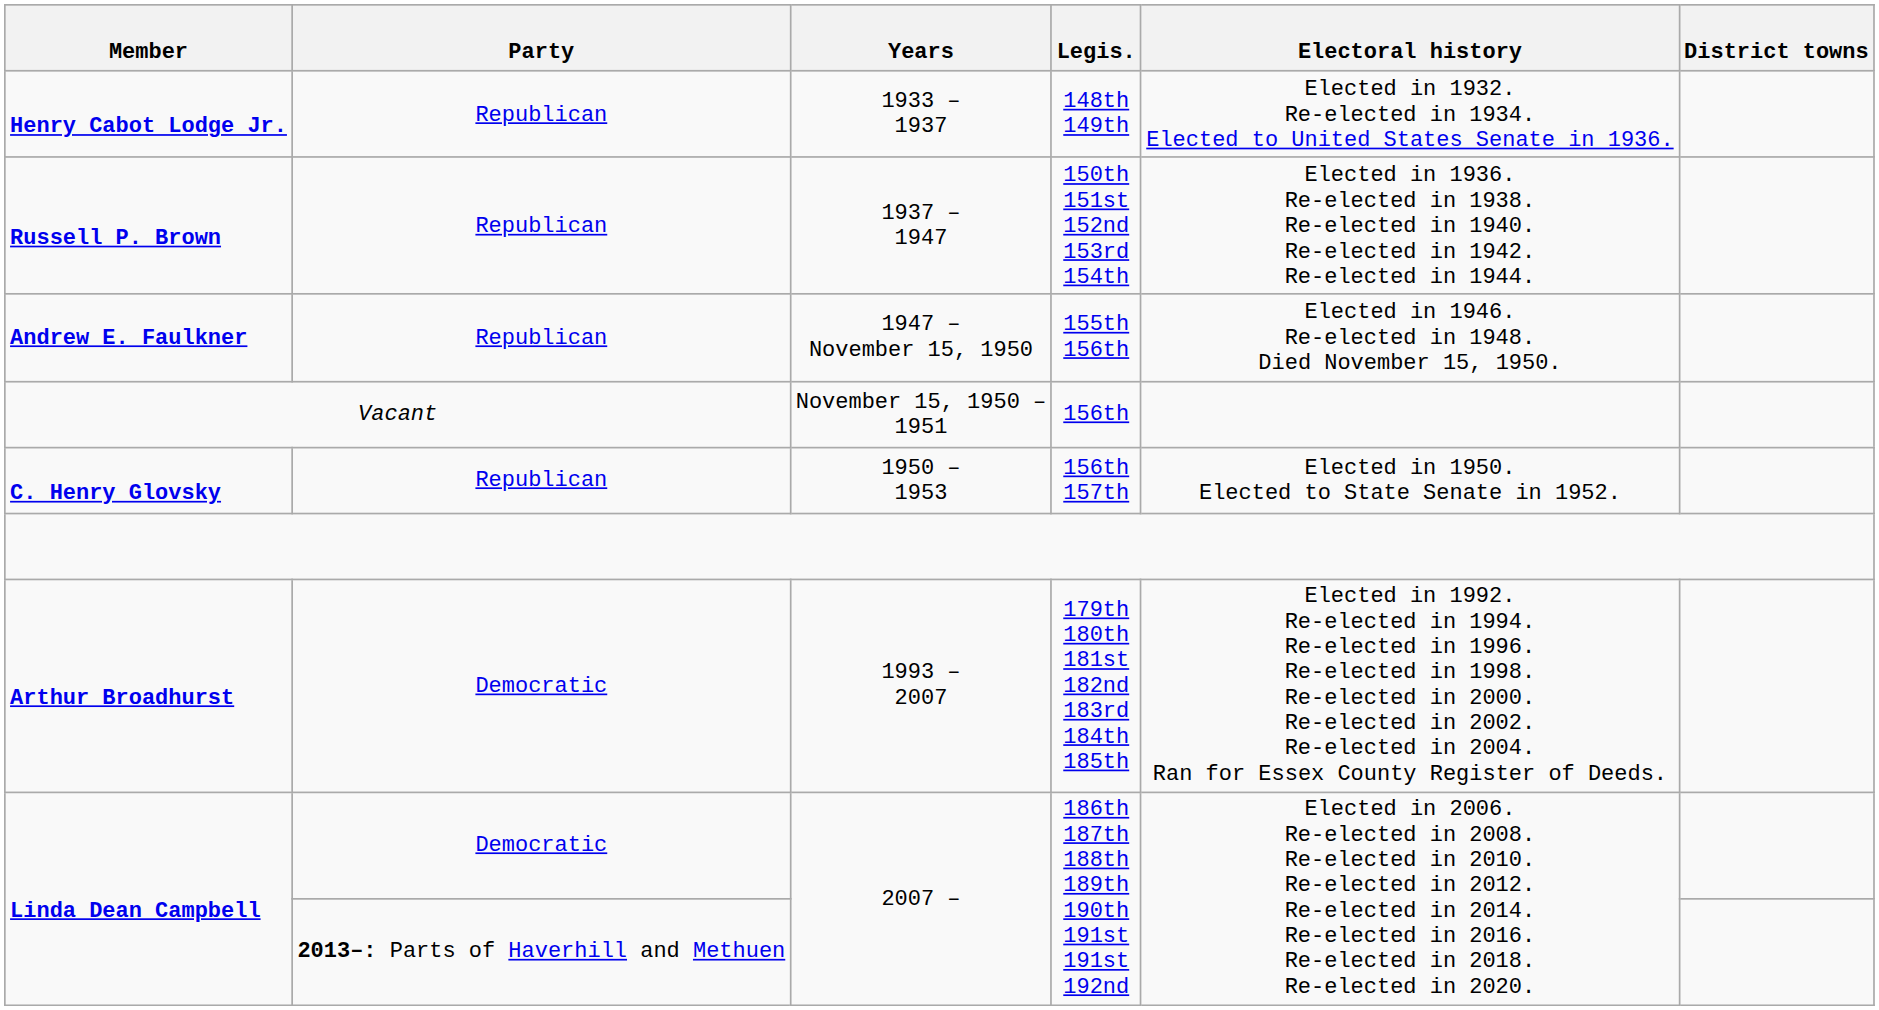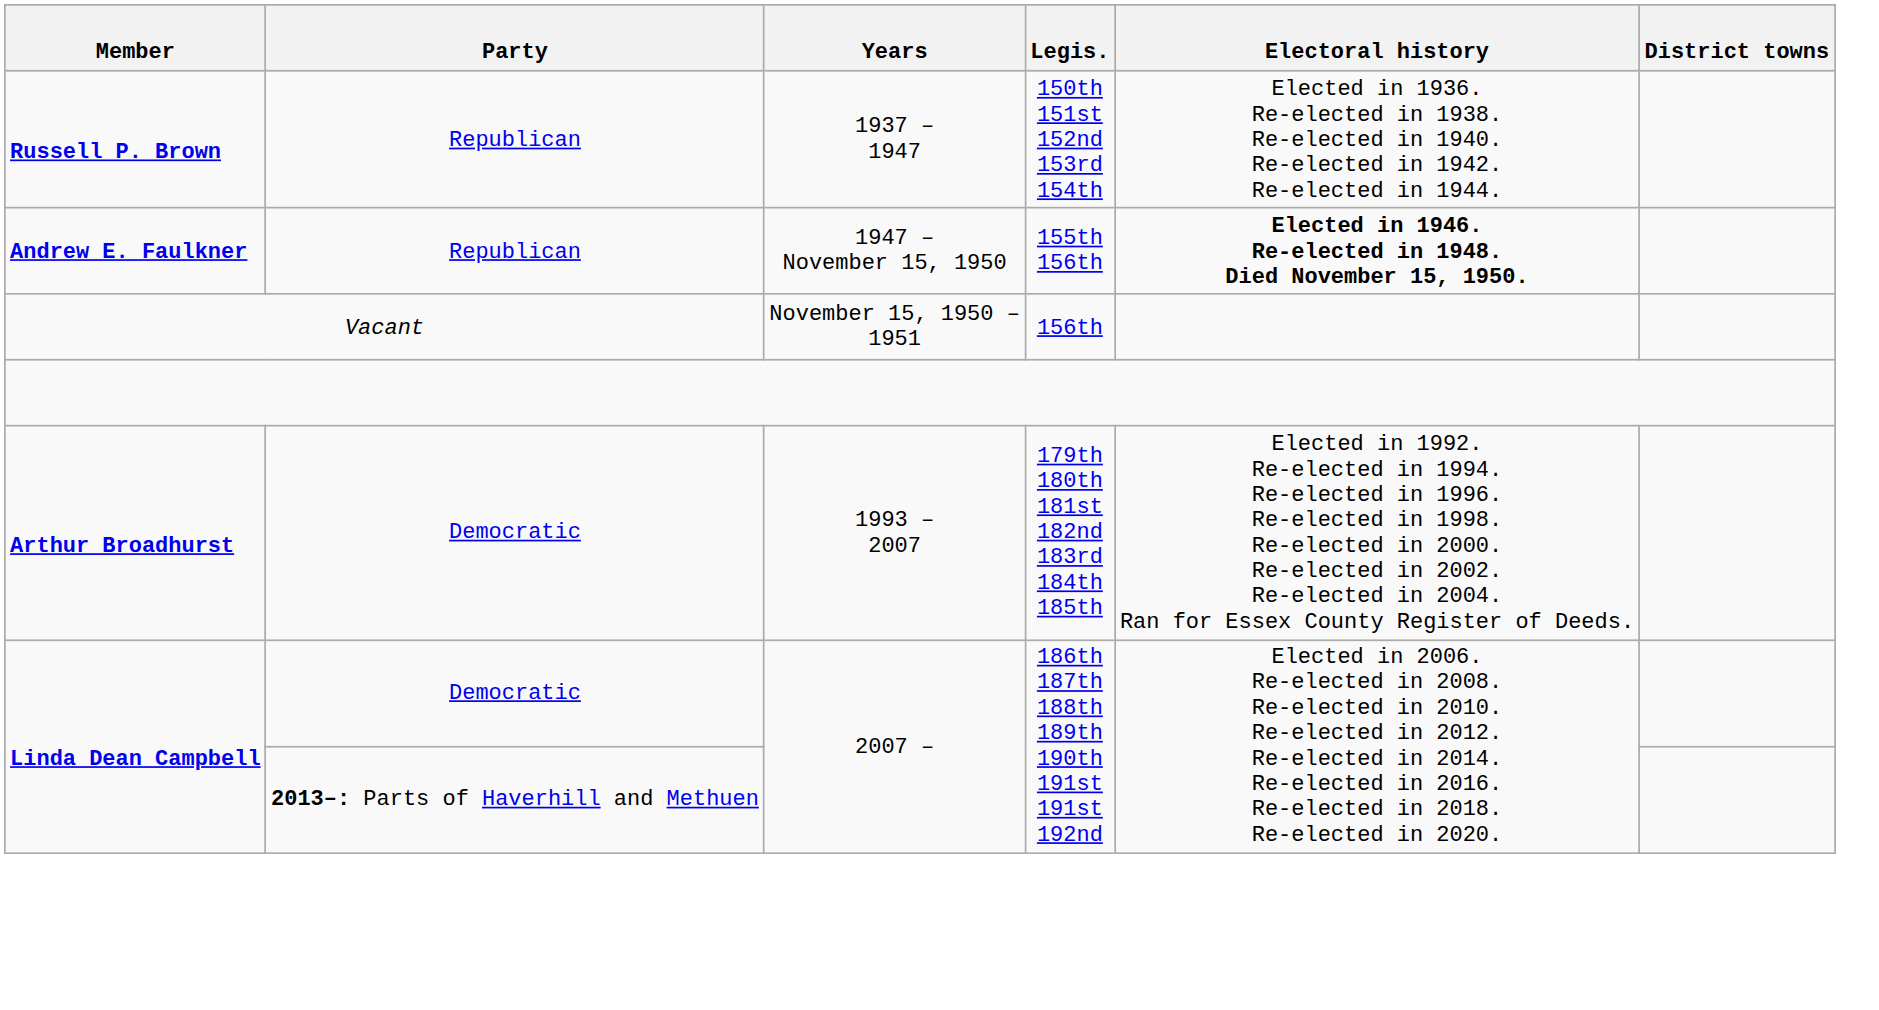- row: (149, 127)
(1410, 338) normal -> (1377, 251) bold
- row: (116, 493)
